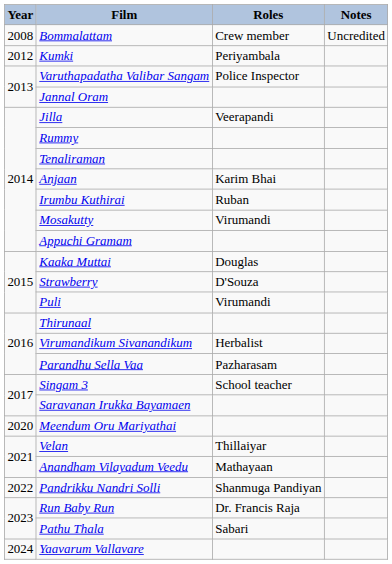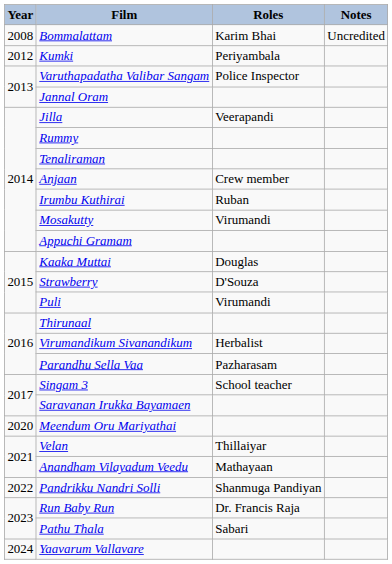(252, 35) Crew member -> (246, 35) Karim Bhai
(246, 179) Karim Bhai -> (252, 179) Crew member
